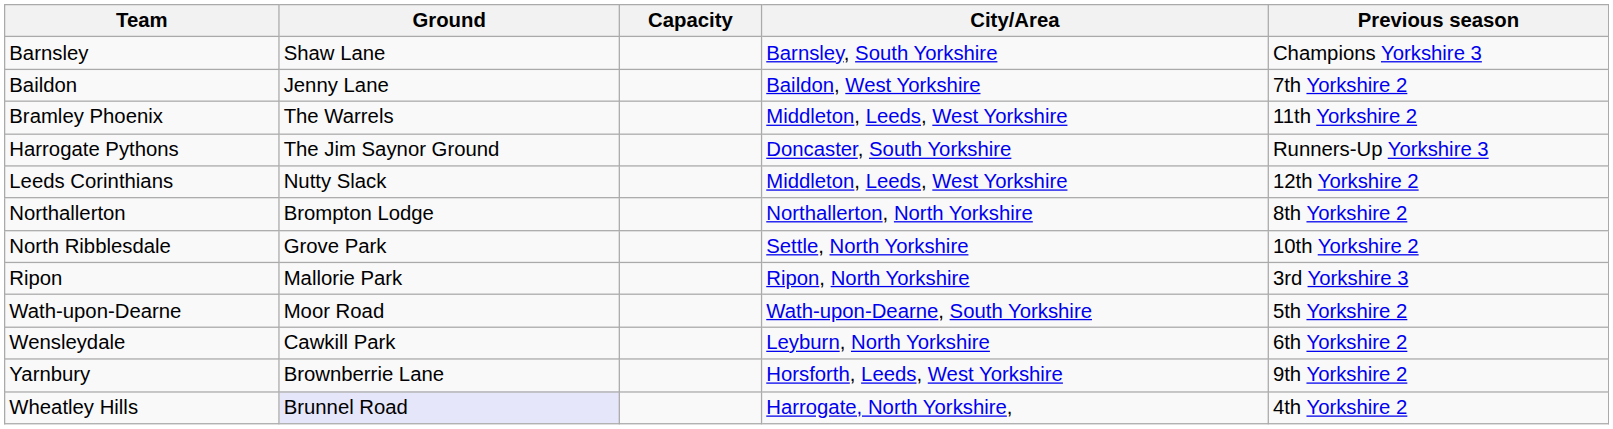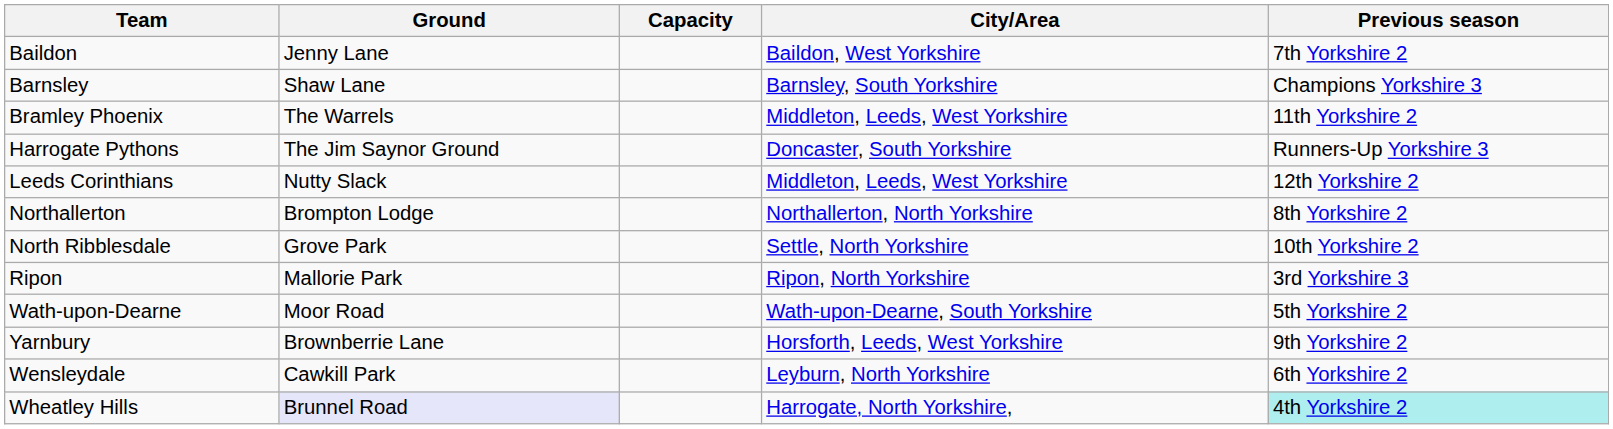rows swapped: (43, 85) <-> (49, 52)
rows swapped: (50, 375) <-> (67, 342)
(1340, 407) no background -> (1340, 407) paleturquoise background
